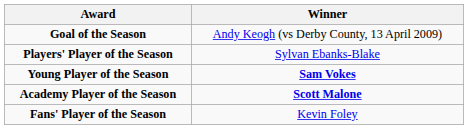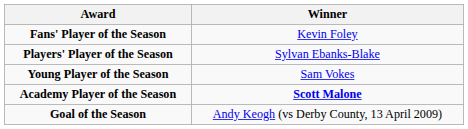rows swapped: (98, 114) <-> (98, 34)
(327, 74) bold -> (327, 74) normal
